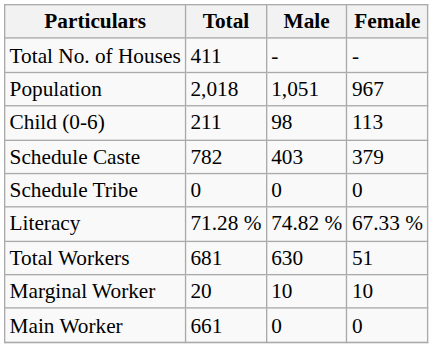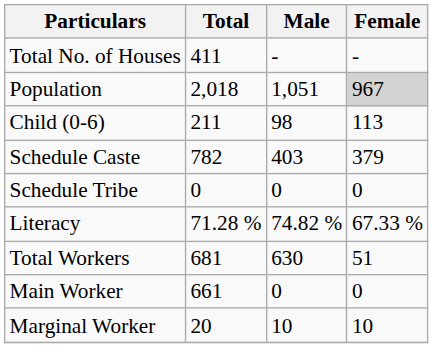(368, 88) no background -> (368, 88) lightgrey background
rows swapped: (66, 325) <-> (82, 291)
